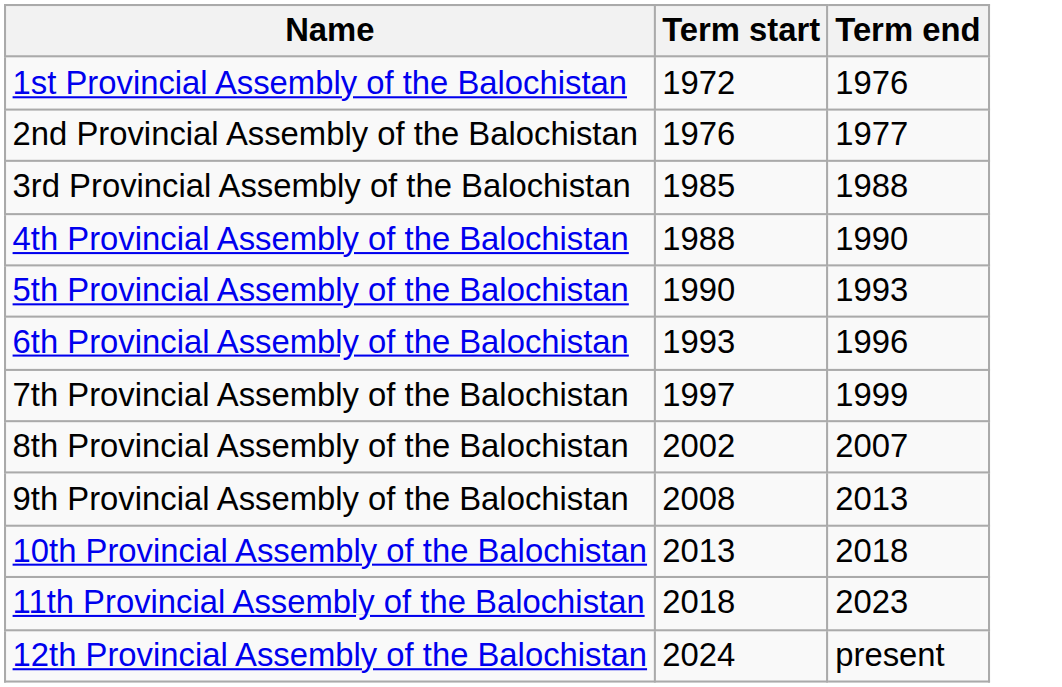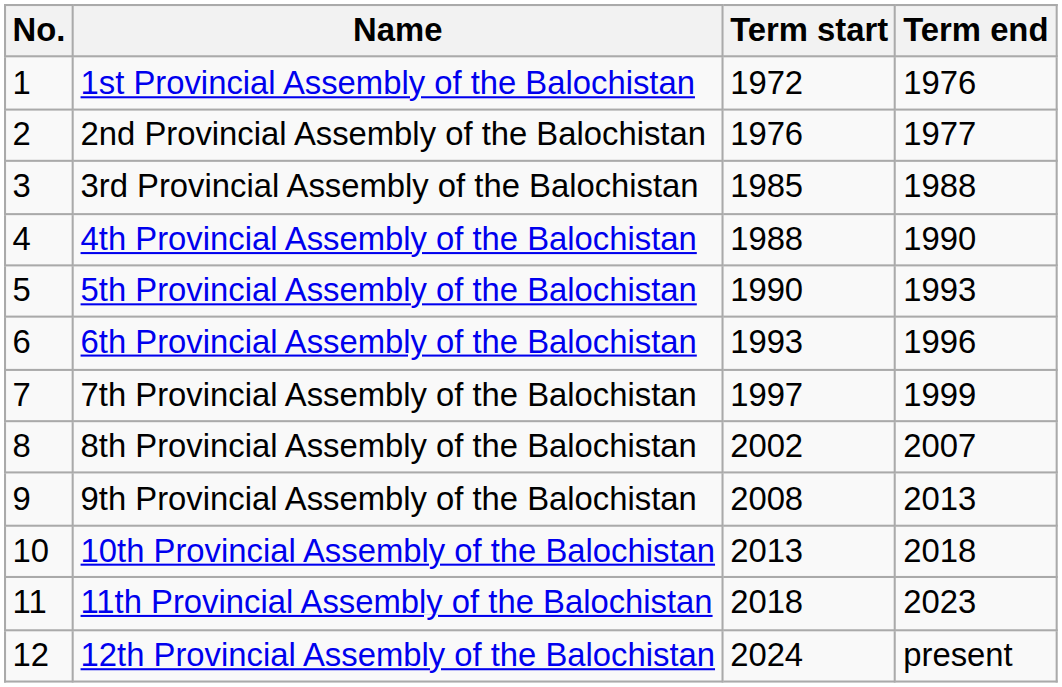+ column: (39, 30)
